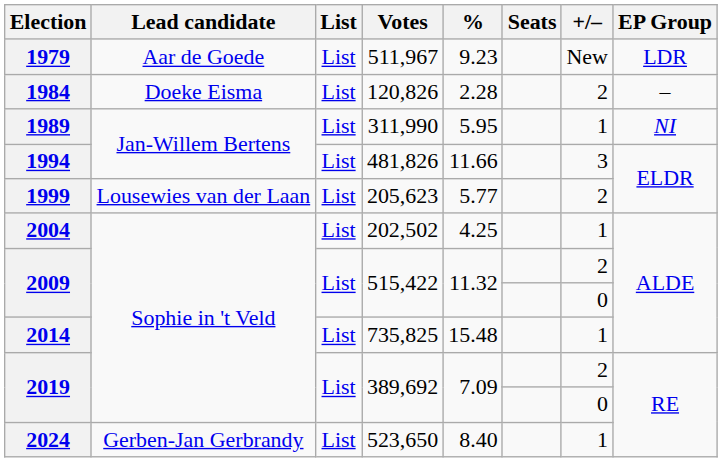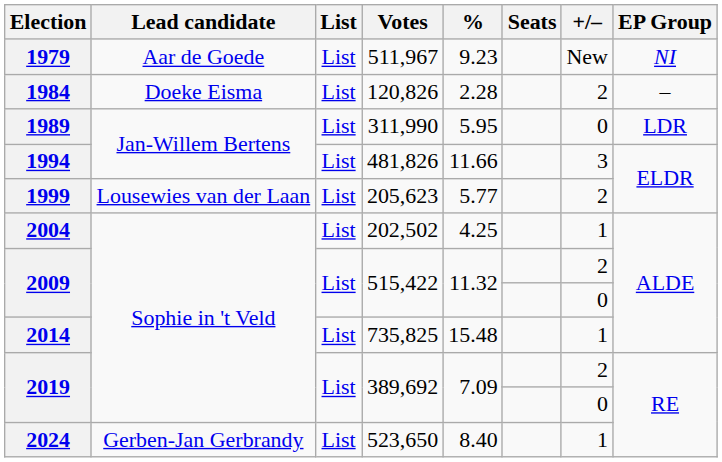(665, 56) LDR -> (665, 56) NI
(602, 126) 1 -> (602, 126) 0
(665, 126) NI -> (665, 126) LDR
